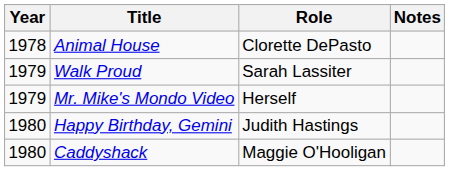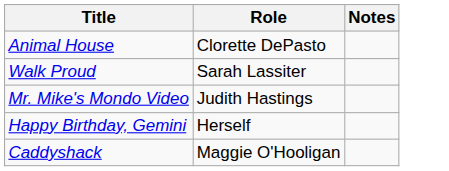- column: (27, 17)
(269, 98) Herself -> (255, 98) Judith Hastings
(300, 125) Judith Hastings -> (224, 125) Herself
